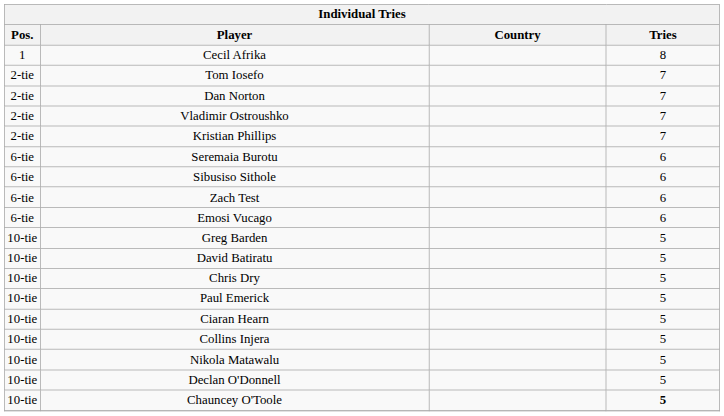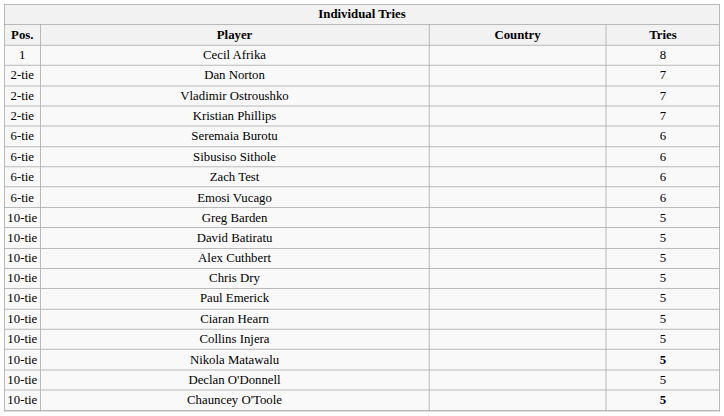- row: (235, 75)
+ row: (235, 258)
(663, 359) normal -> (663, 359) bold
